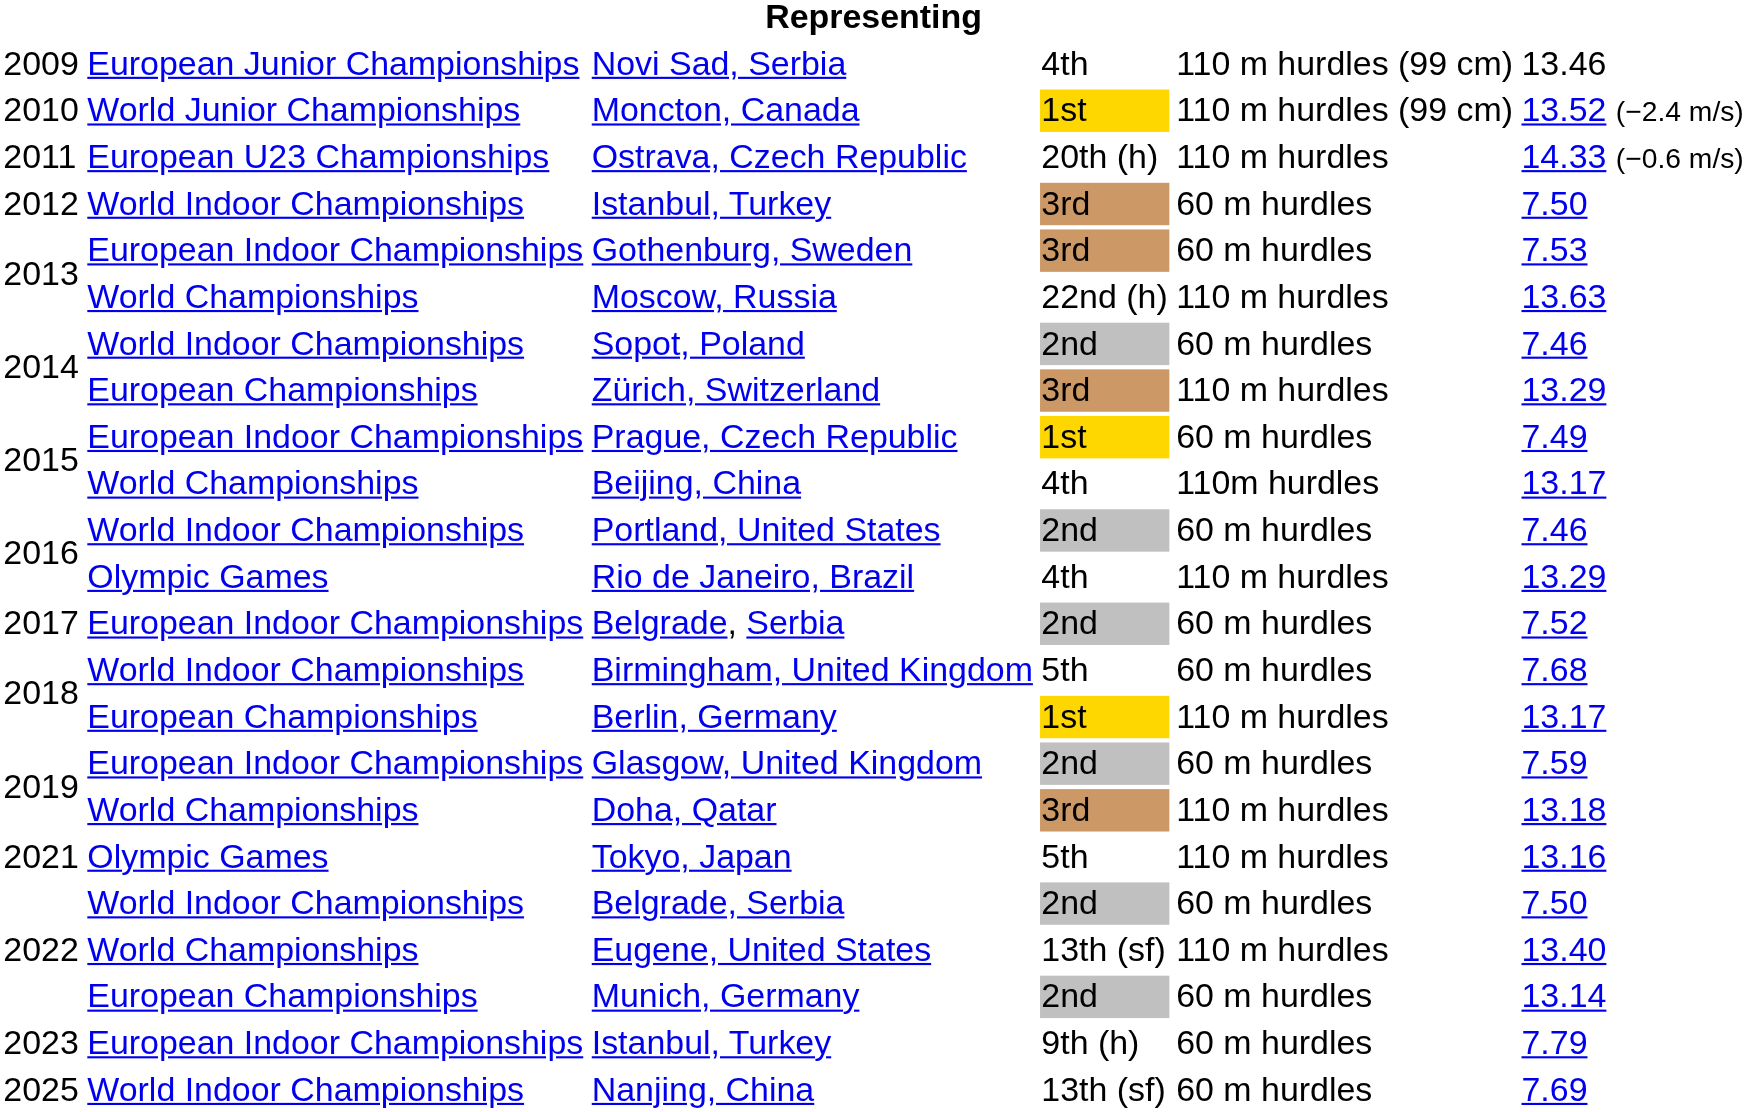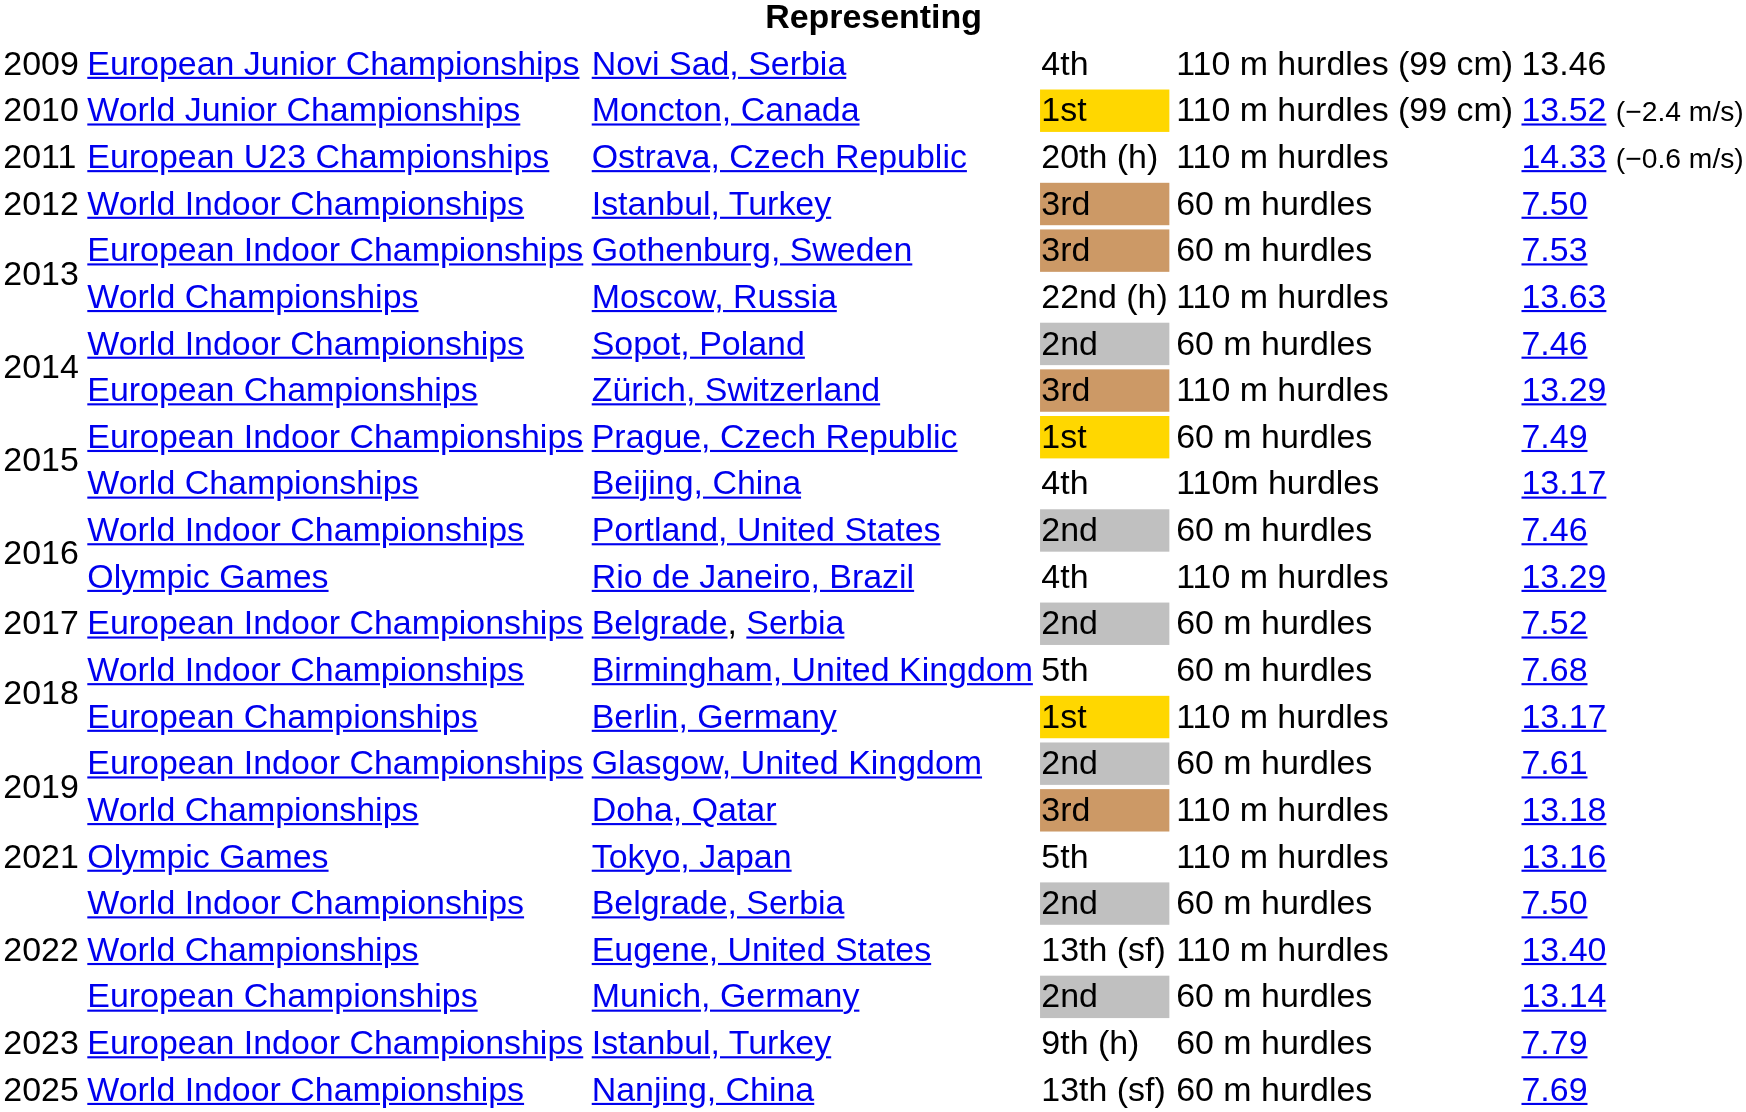(1554, 763) 7.59 -> (1554, 763) 7.61
